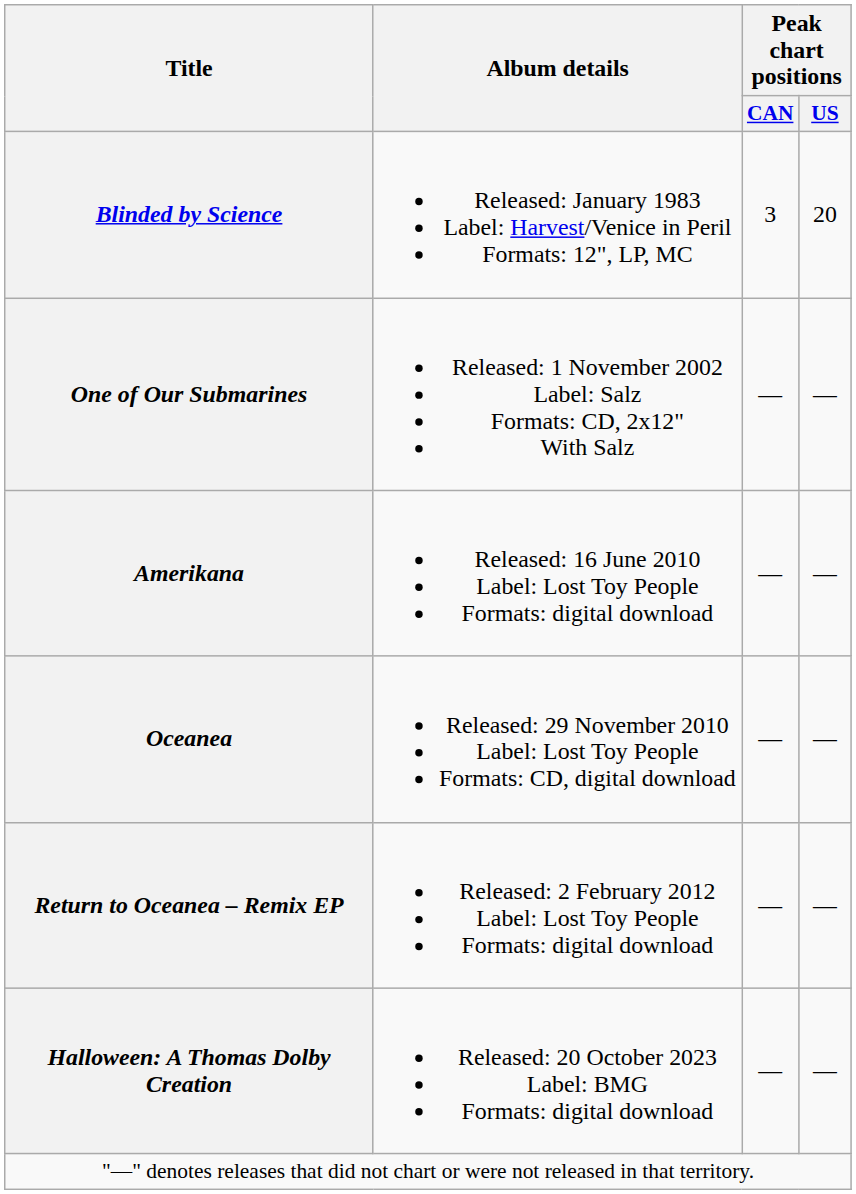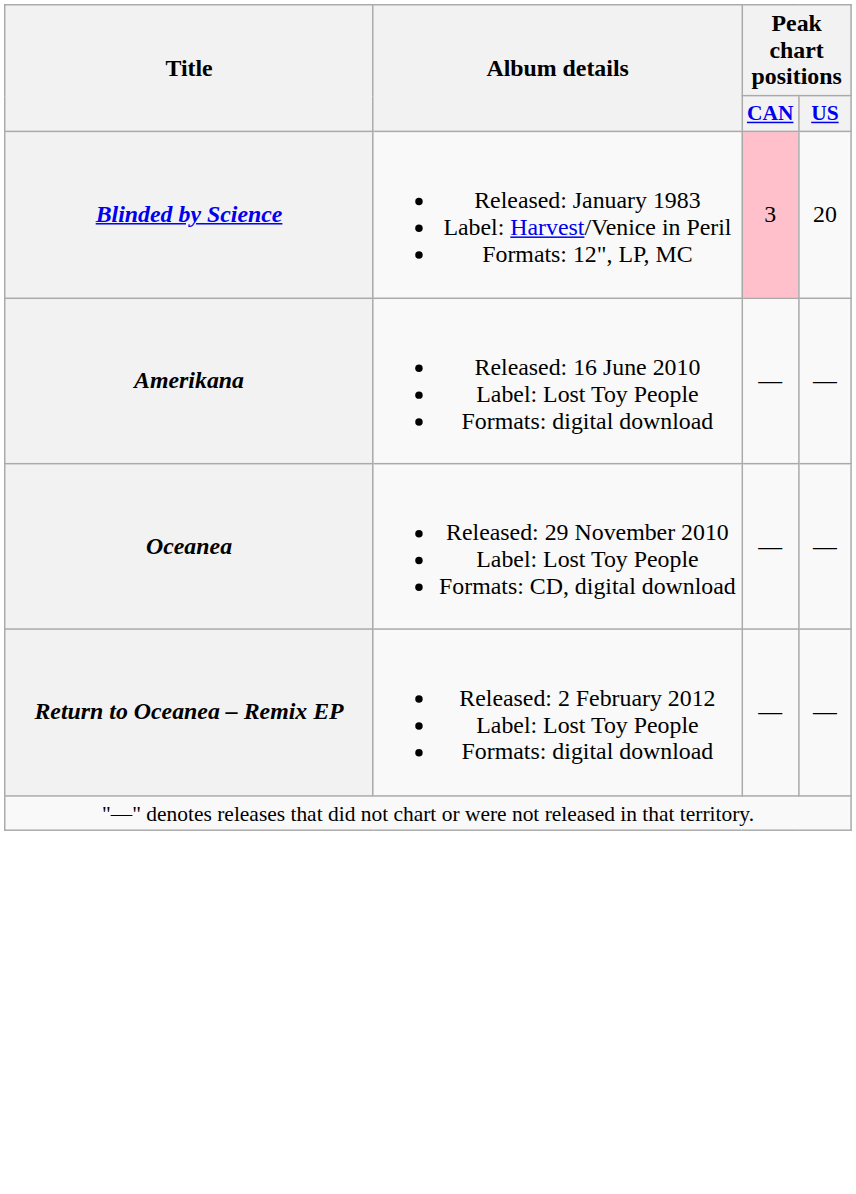(770, 214) no background -> (770, 214) pink background
- row: (189, 393)
- row: (189, 1070)
